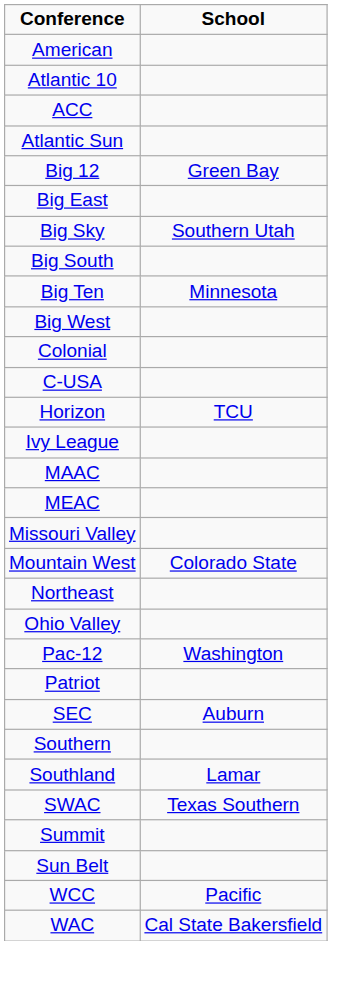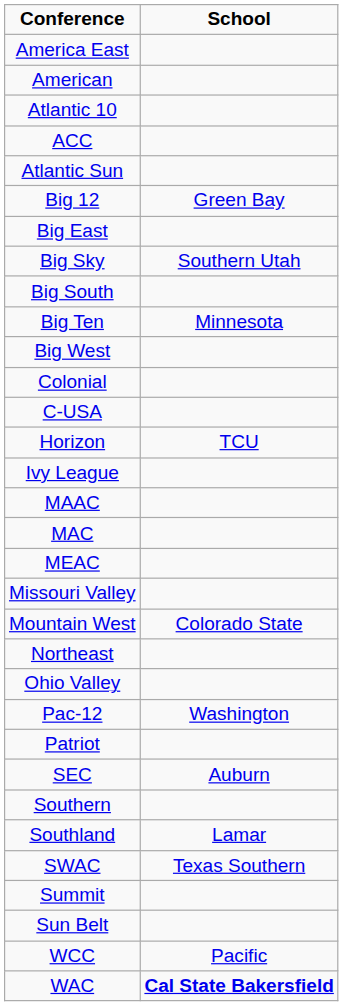+ row: (72, 49)
+ row: (72, 532)
(233, 925) normal -> (239, 985) bold
